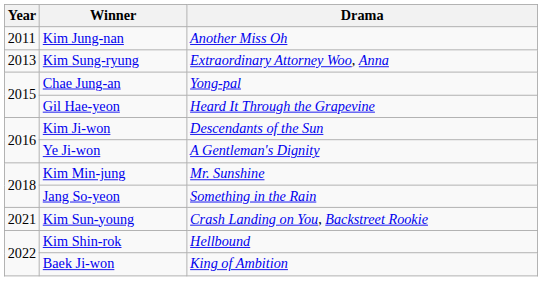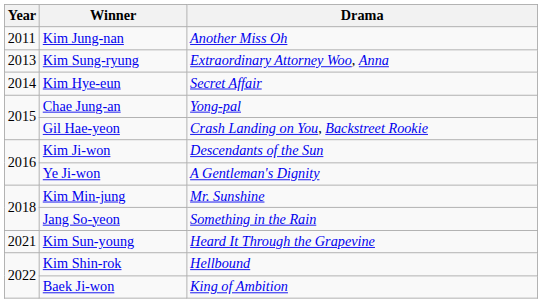+ row: (82, 83)
(283, 106) Heard It Through the Grapevine -> (309, 128) Crash Landing on You, Backstreet Rookie
(309, 219) Crash Landing on You, Backstreet Rookie -> (283, 241) Heard It Through the Grapevine
